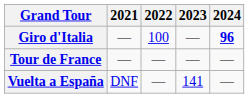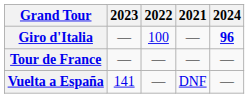columns swapped: (124, 15) <-> (193, 15)
